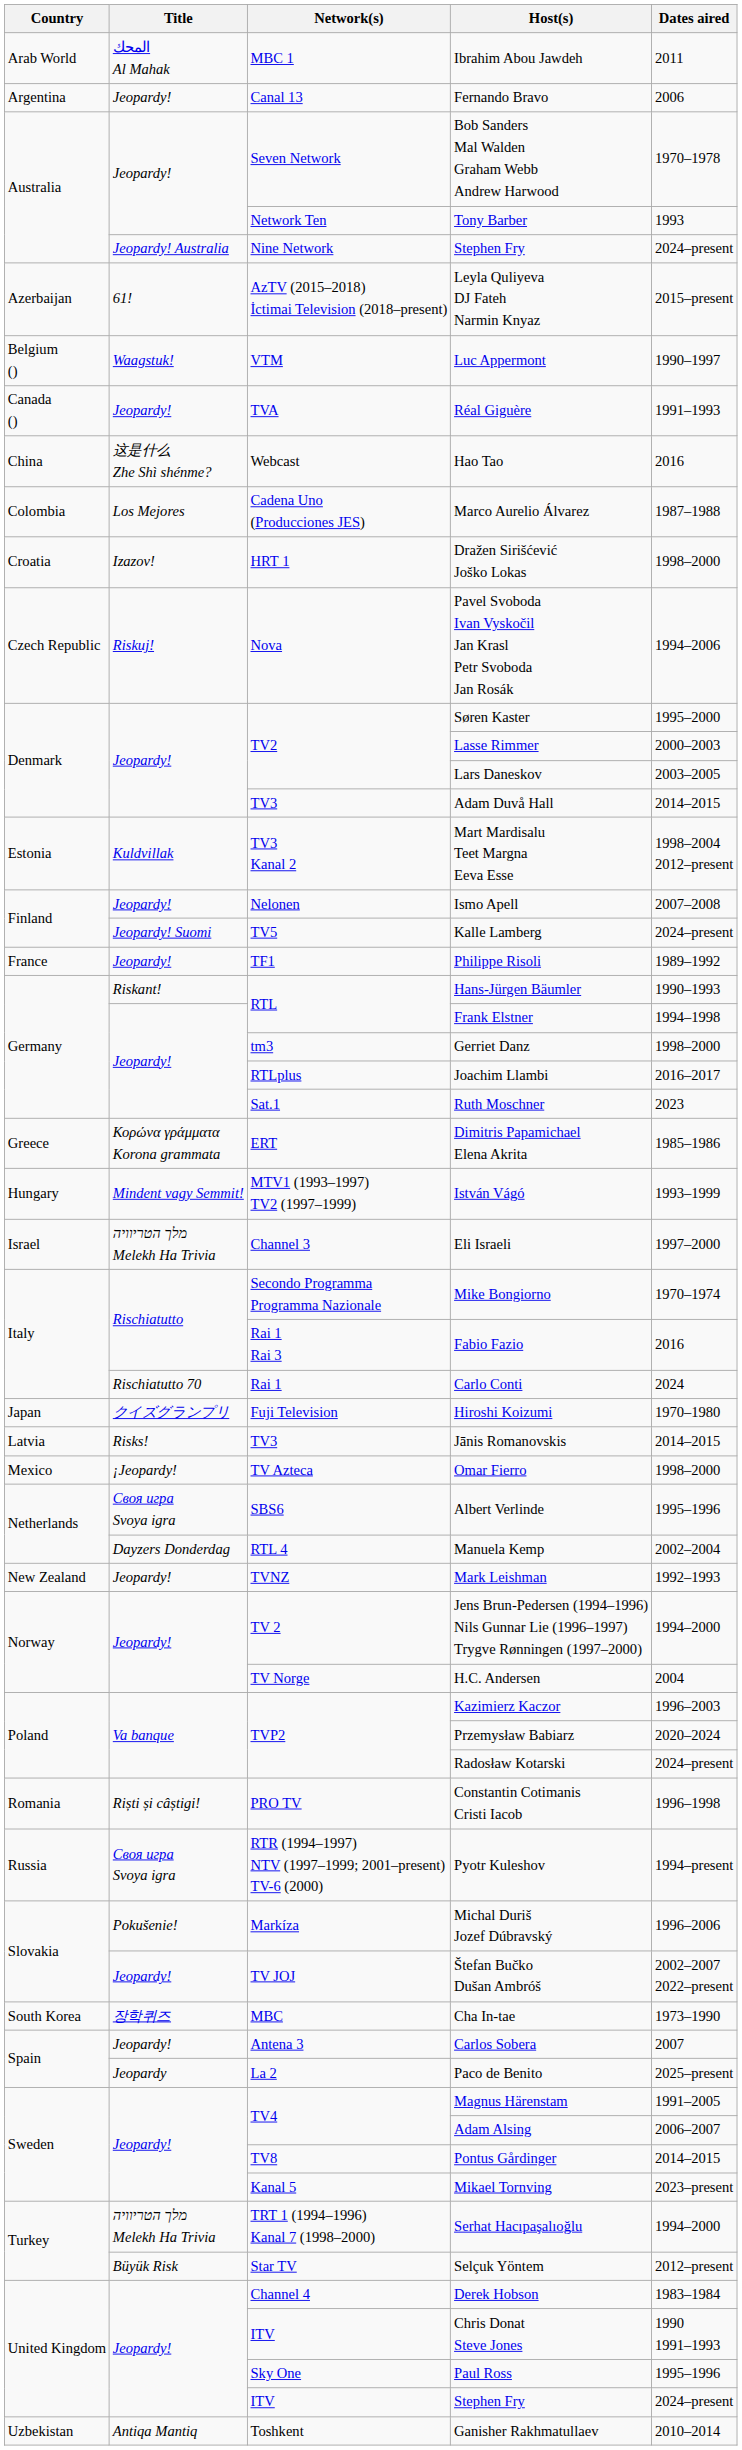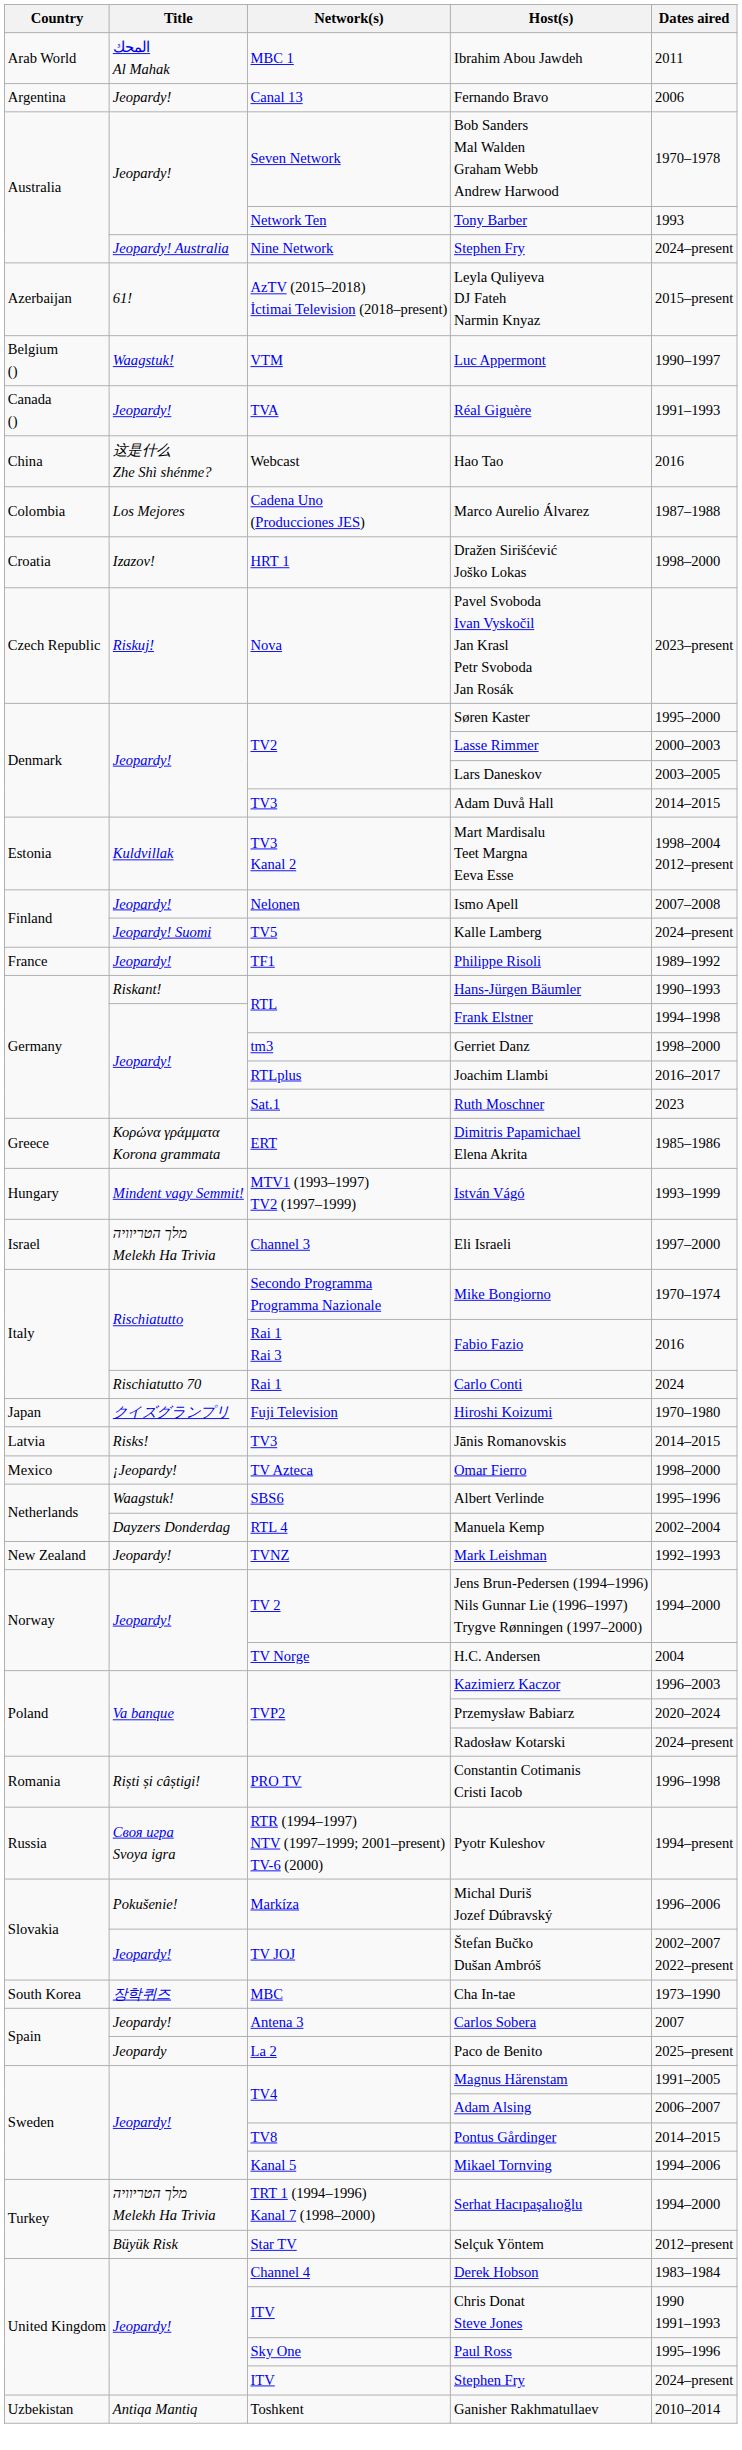(688, 645) 1994–2006 -> (694, 645) 2023–present
(144, 1509) Своя игра Svoya igra -> (143, 1498) Waagstuk!
(694, 2187) 2023–present -> (688, 2165) 1994–2006
